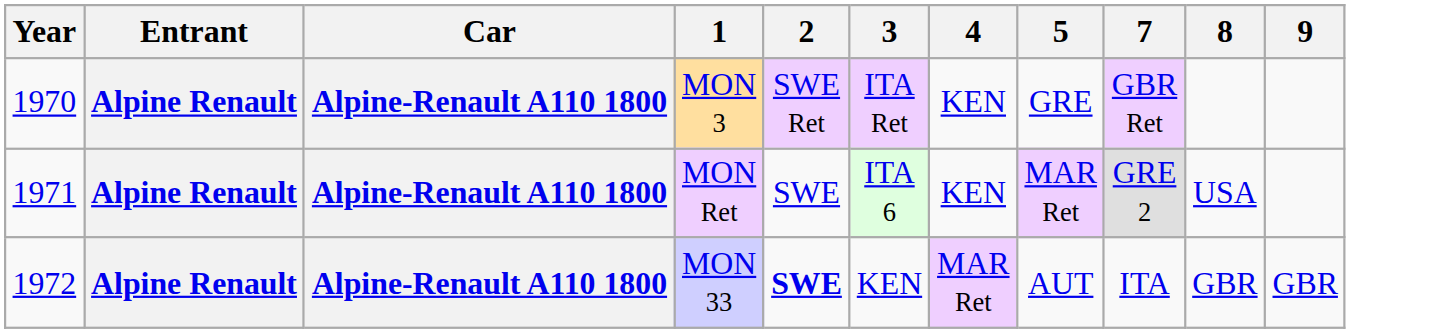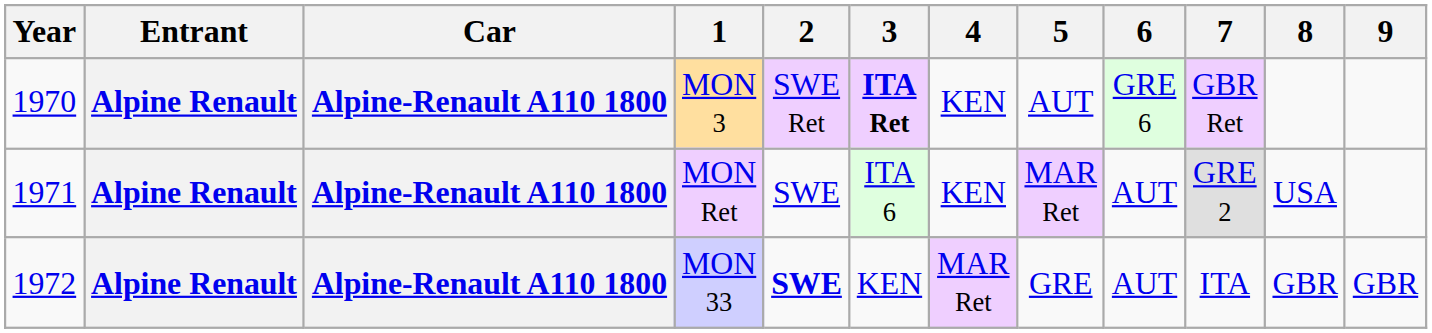+ column: (1145, 31)
(889, 102) normal -> (889, 102) bold
(1061, 102) GRE -> (1061, 102) AUT
(1061, 282) AUT -> (1061, 282) GRE
